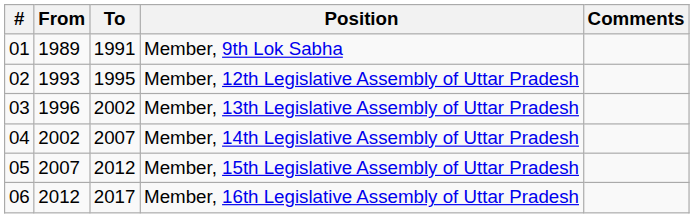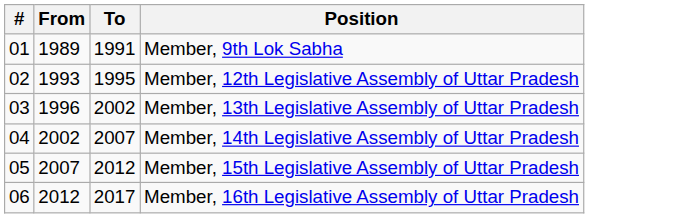- column: (636, 19)
